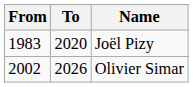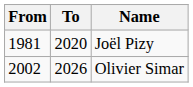(25, 43) 1983 -> (25, 43) 1981
